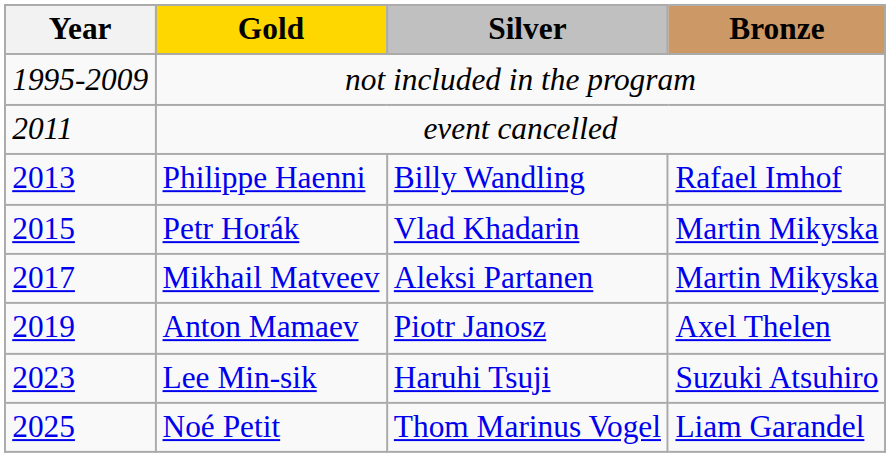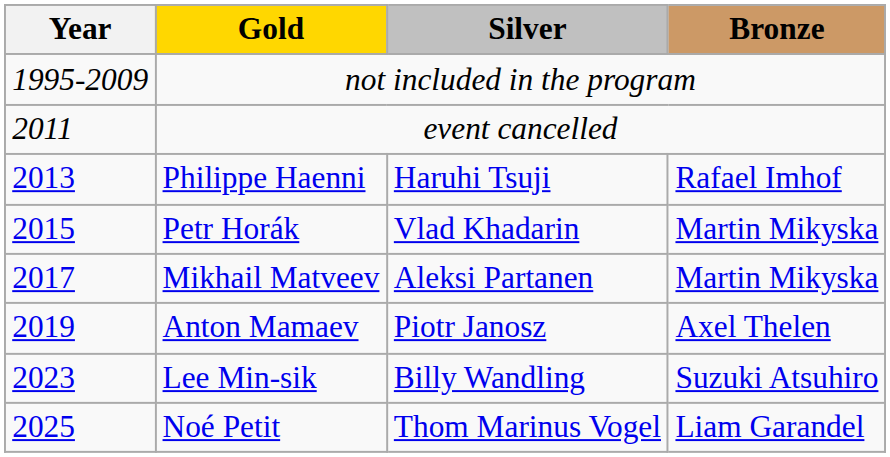(489, 178) Billy Wandling -> (472, 178) Haruhi Tsuji
(472, 377) Haruhi Tsuji -> (489, 377) Billy Wandling
